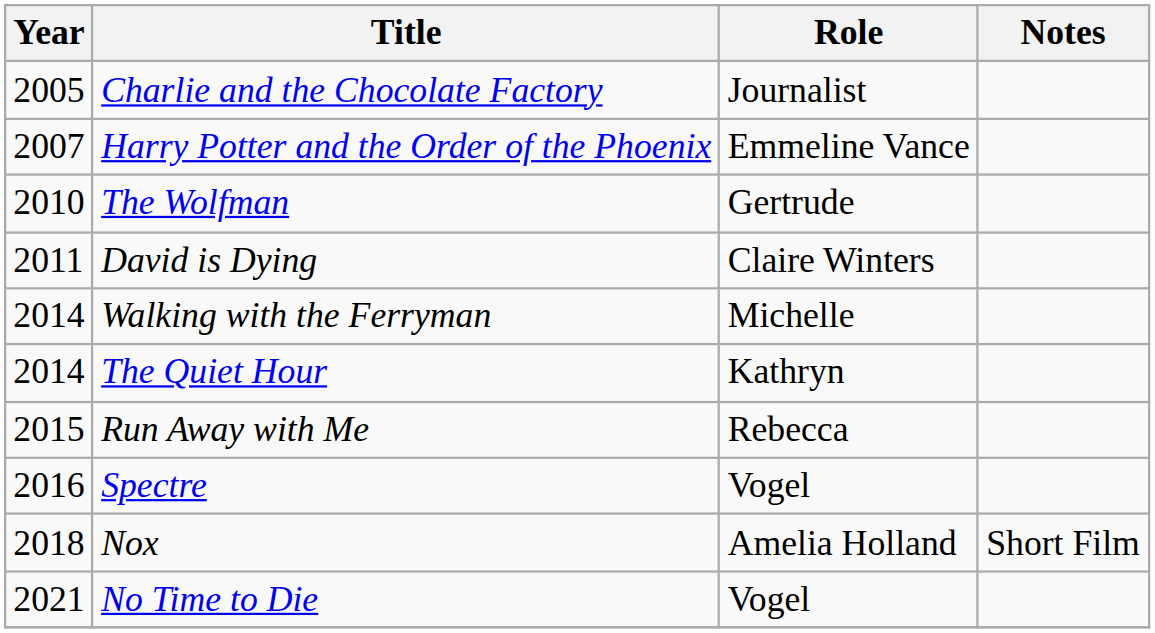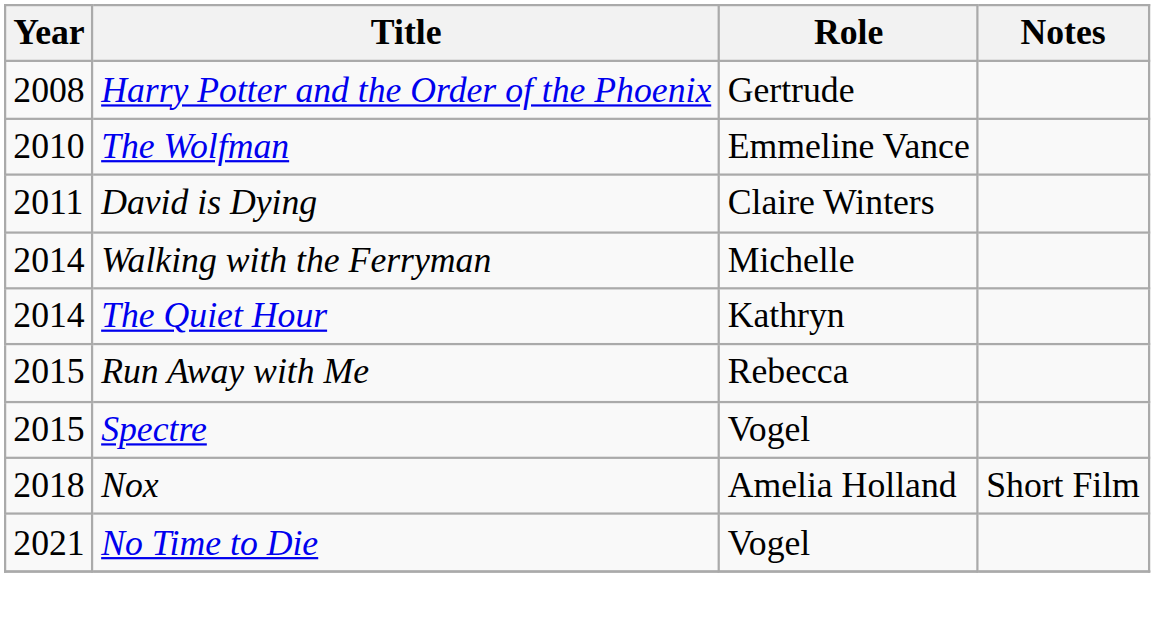- row: (352, 89)
(49, 145) 2007 -> (49, 89) 2008
(849, 145) Emmeline Vance -> (791, 89) Gertrude
(791, 202) Gertrude -> (849, 145) Emmeline Vance
(49, 485) 2016 -> (49, 428) 2015
